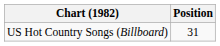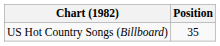(193, 31) 31 -> (193, 31) 35
